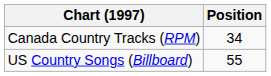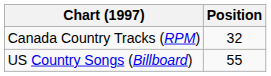(234, 37) 34 -> (234, 37) 32
